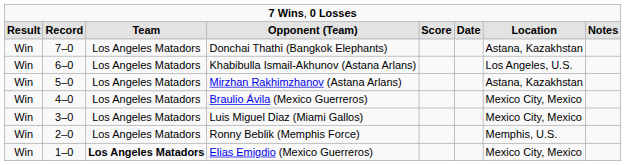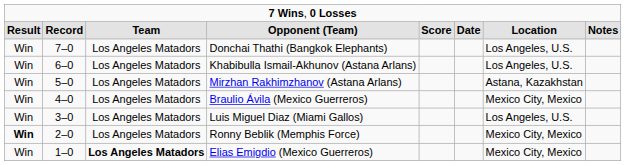(534, 48) Astana, Kazakhstan -> (529, 48) Los Angeles, U.S.
(534, 117) Mexico City, Mexico -> (529, 117) Los Angeles, U.S.
(24, 134) normal -> (24, 134) bold
(521, 134) Memphis, U.S. -> (534, 134) Mexico City, Mexico
